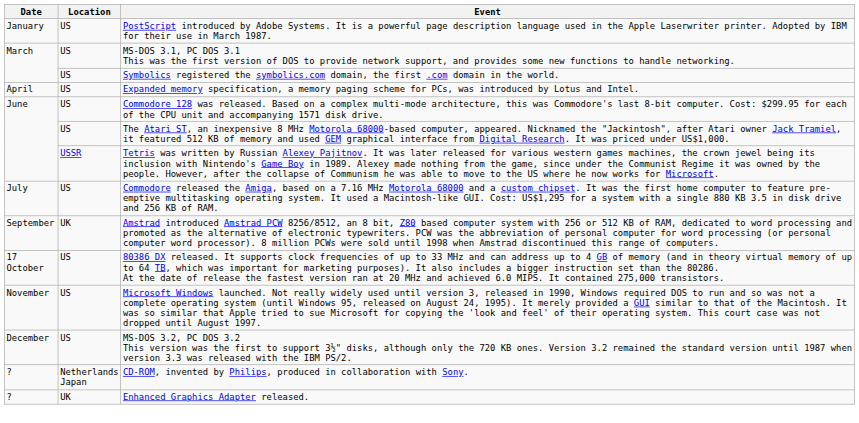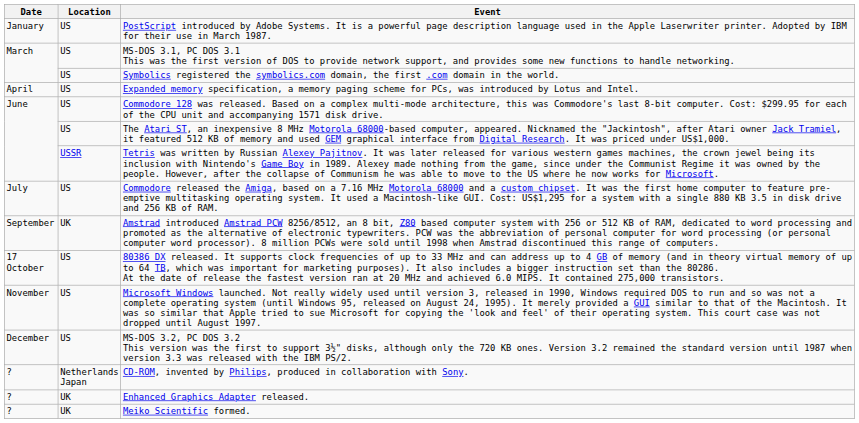+ row: (187, 411)
